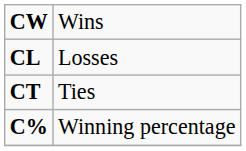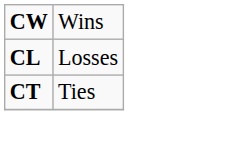- row: (29, 127)
